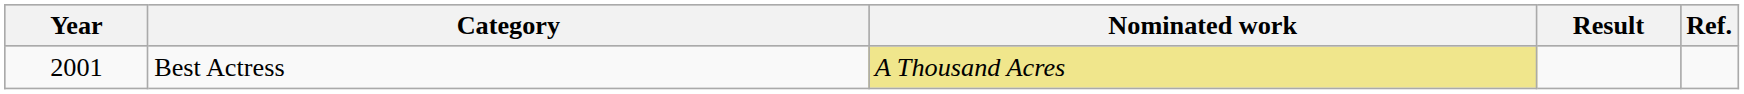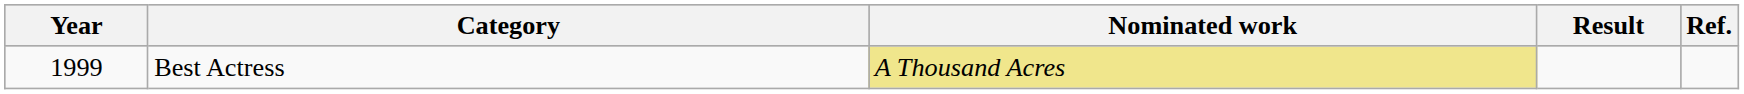(76, 66) 2001 -> (76, 66) 1999
